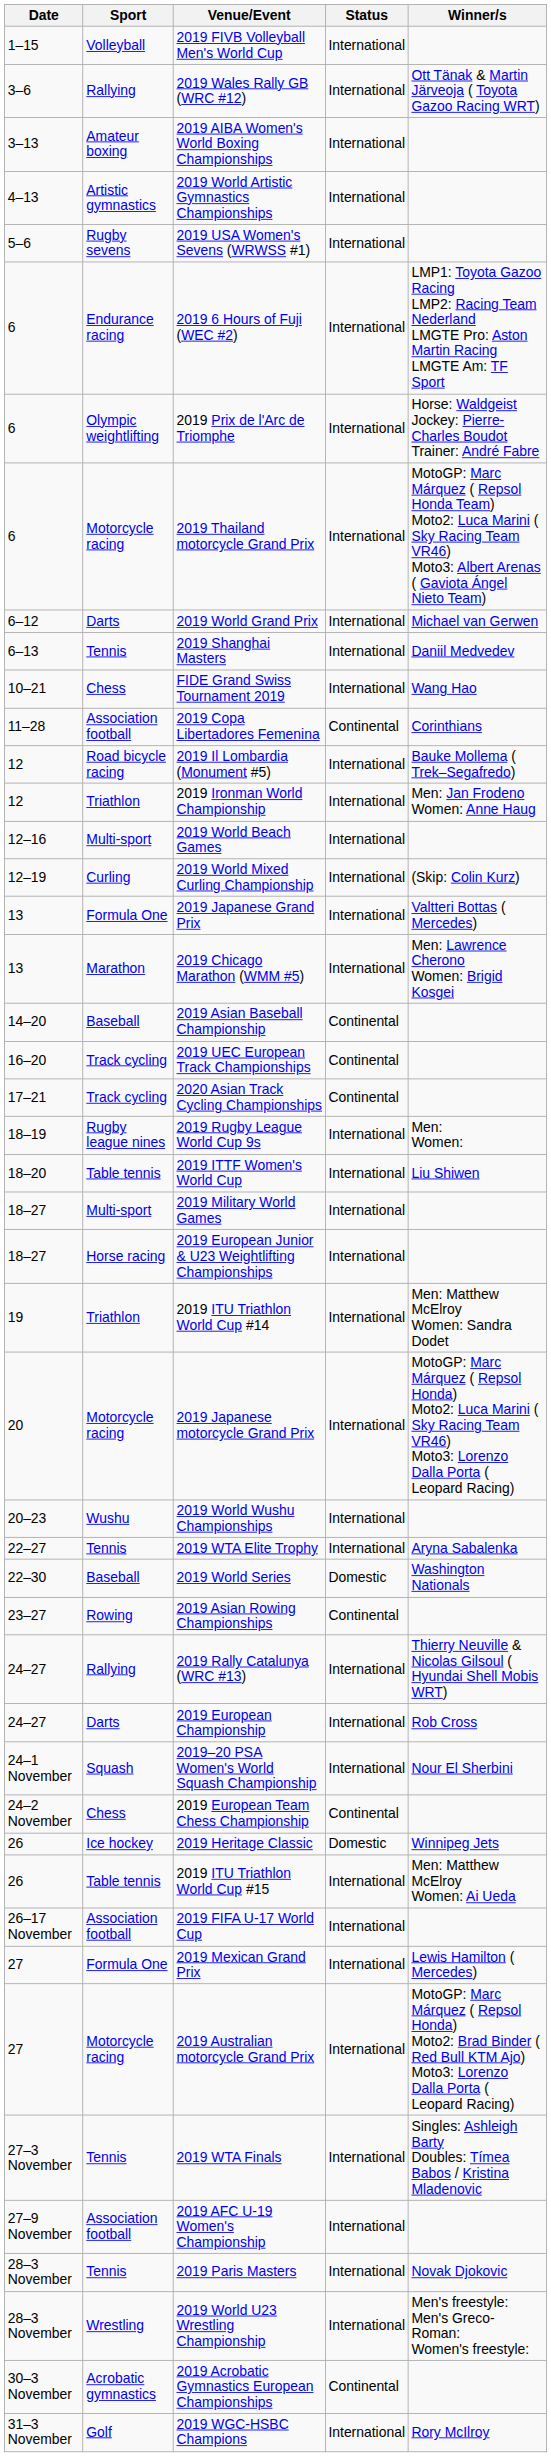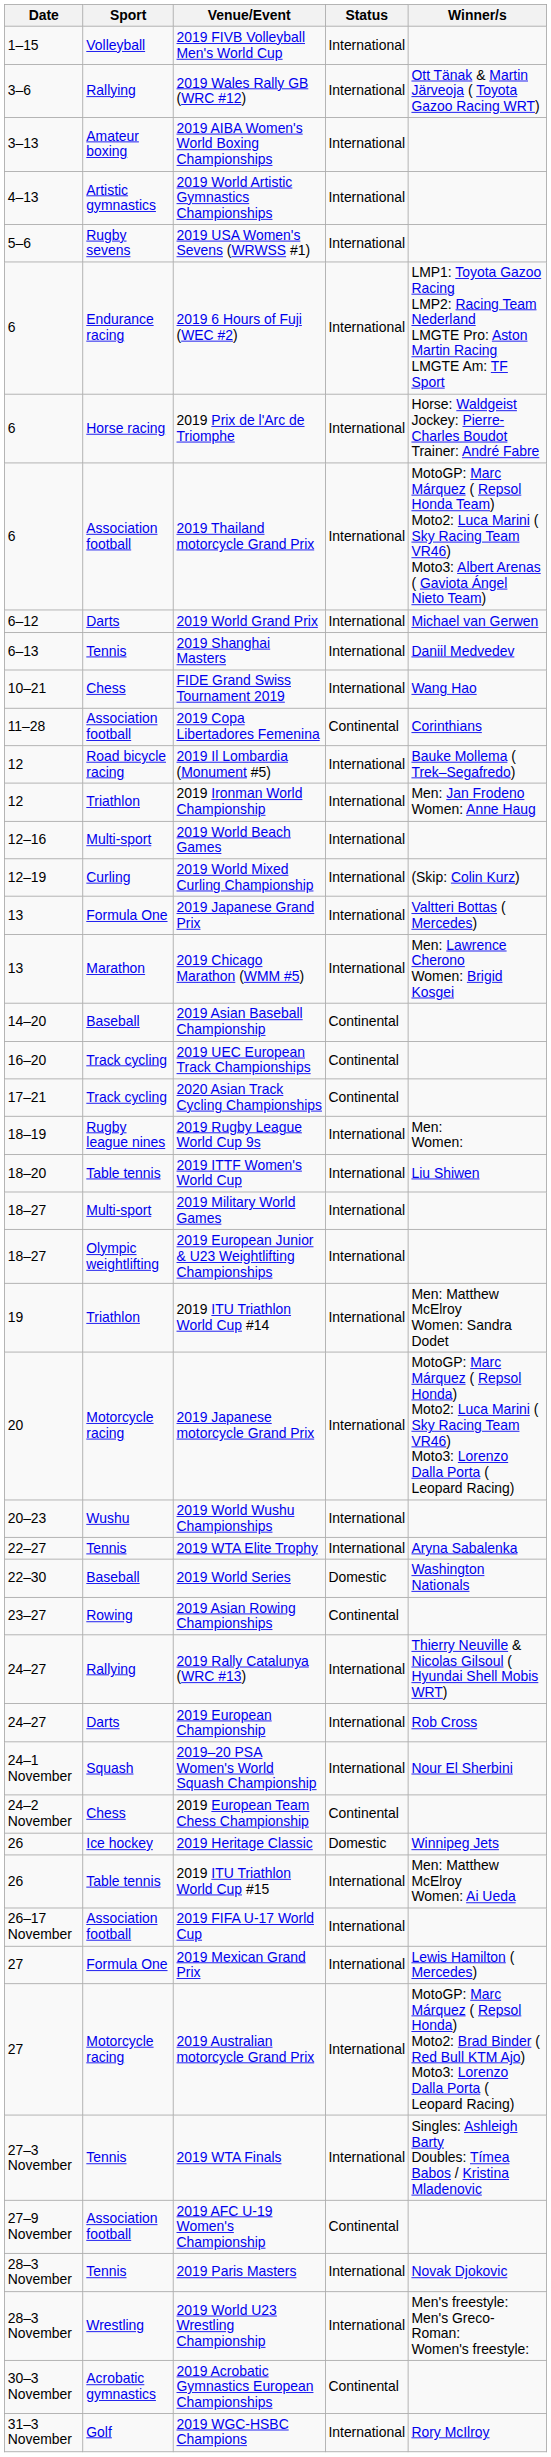(123, 428) Olympic weightlifting -> (126, 428) Horse racing
(120, 536) Motorcycle racing -> (122, 536) Association football
(126, 1256) Horse racing -> (123, 1256) Olympic weightlifting
(367, 2226) International -> (364, 2226) Continental
